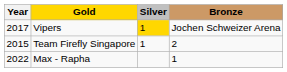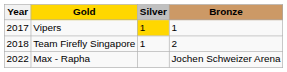(226, 28) Jochen Schweizer Arena -> (174, 28) 1
(18, 43) 2015 -> (18, 43) 2018
(174, 59) 1 -> (226, 59) Jochen Schweizer Arena
